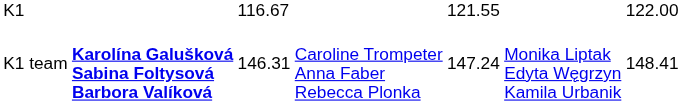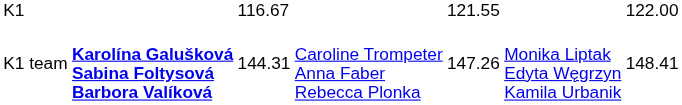(264, 63) 146.31 -> (264, 63) 144.31
(473, 63) 147.24 -> (473, 63) 147.26
